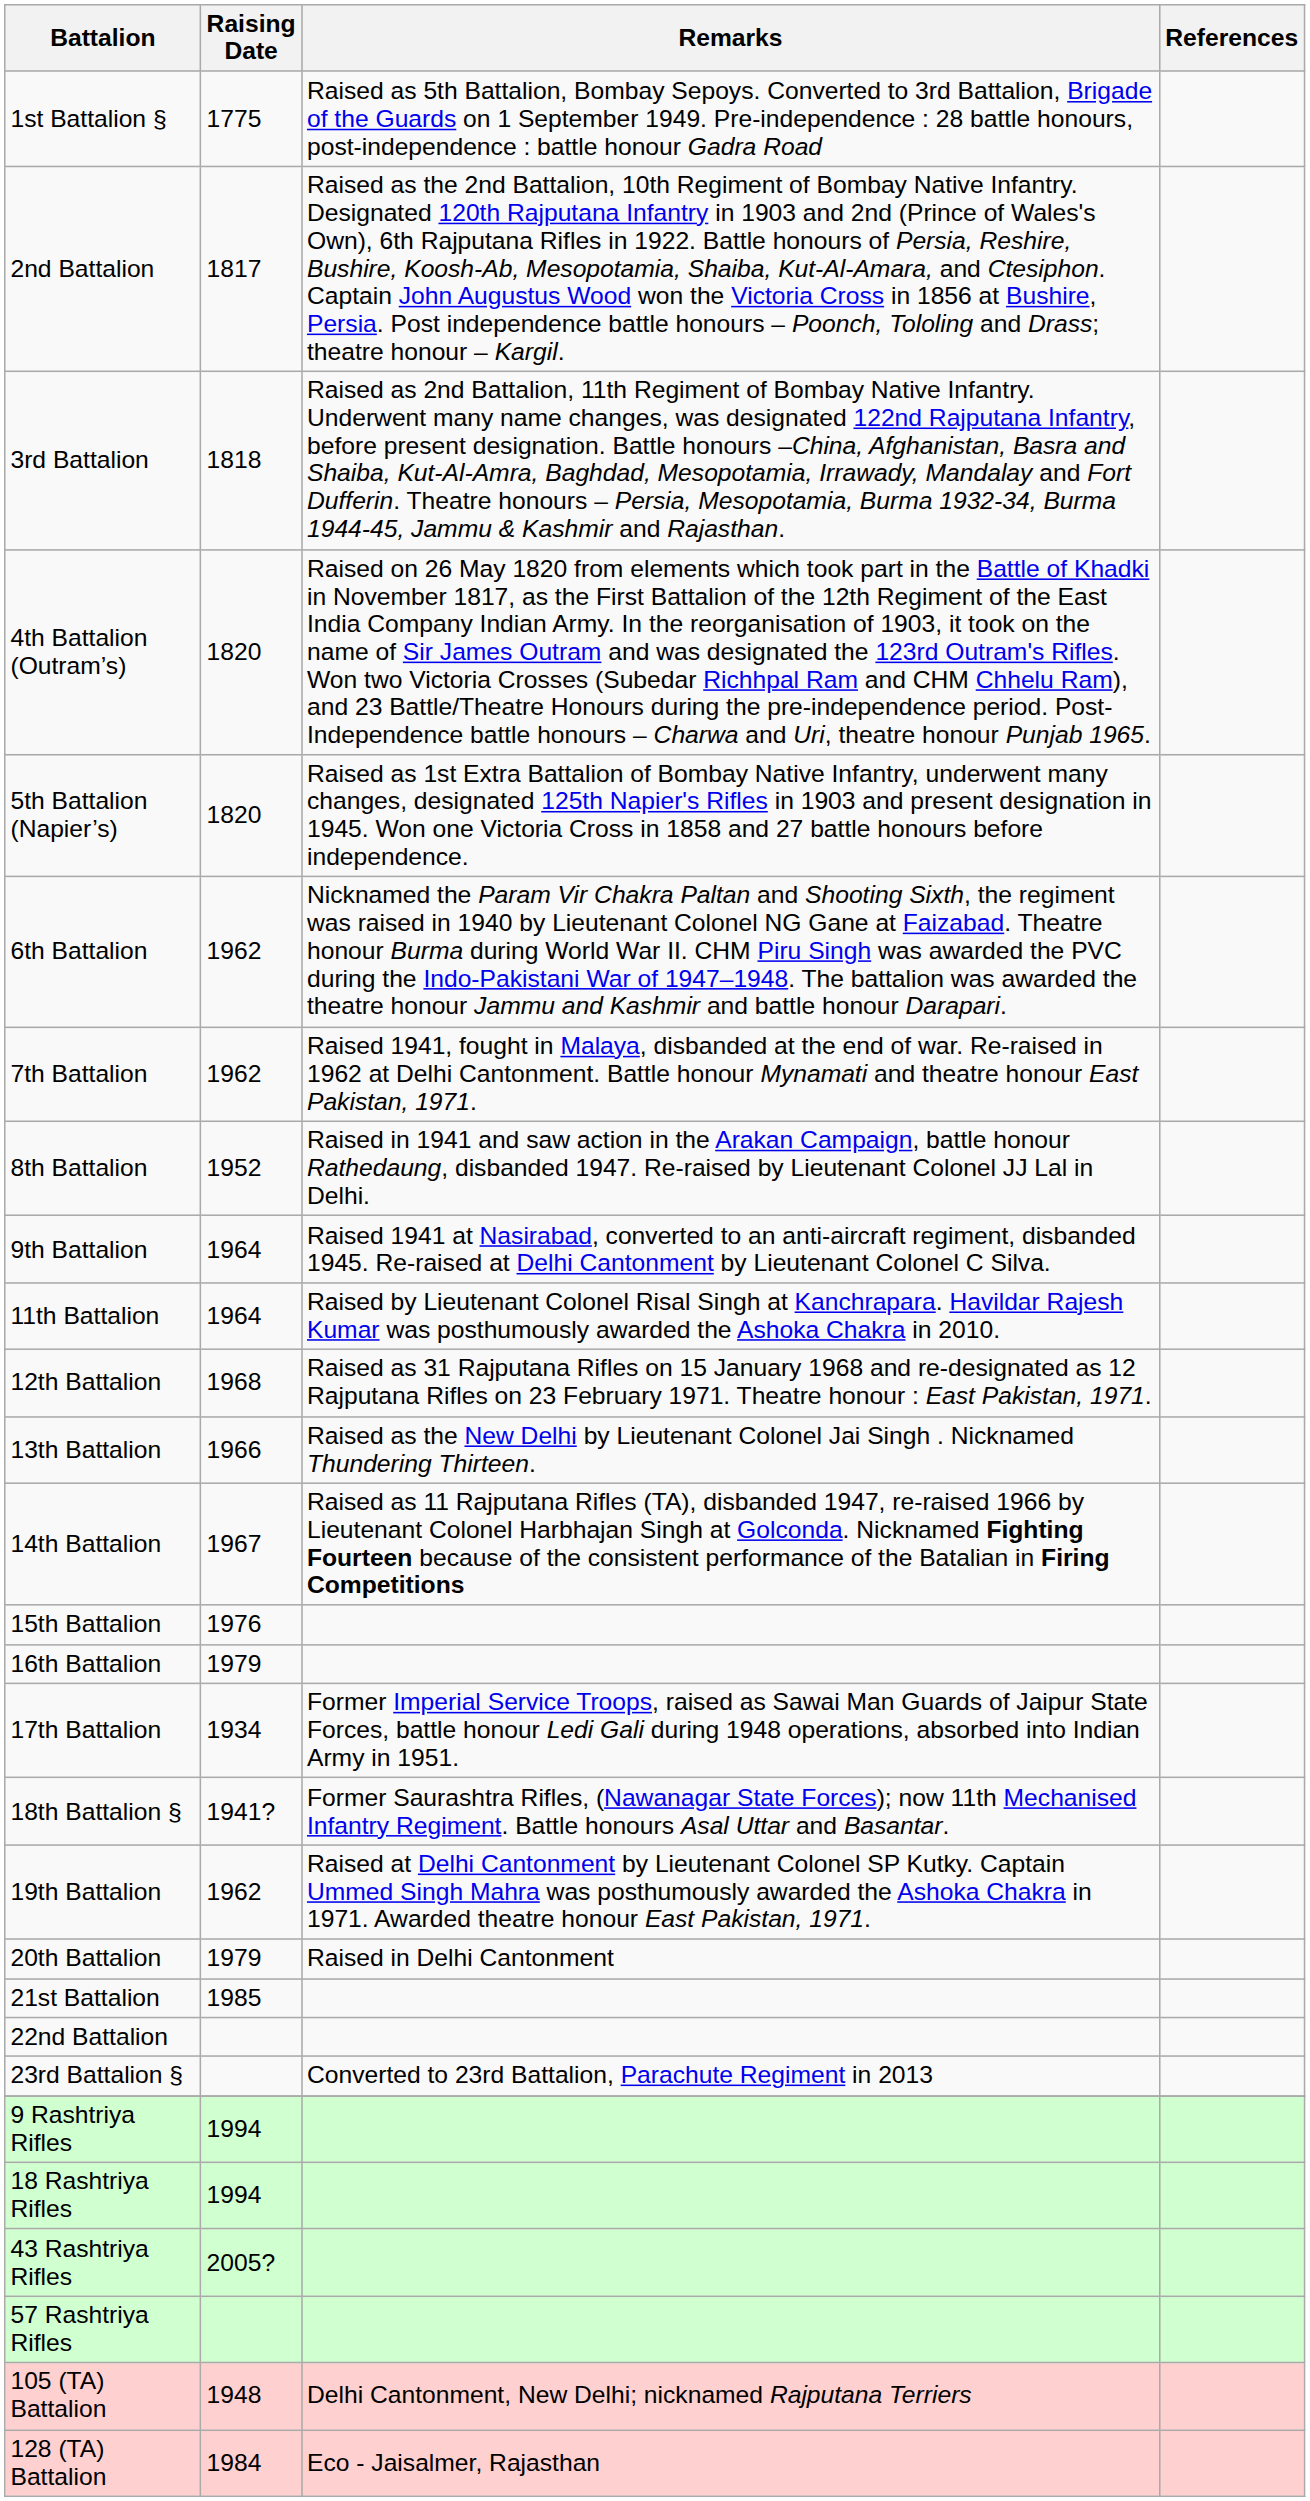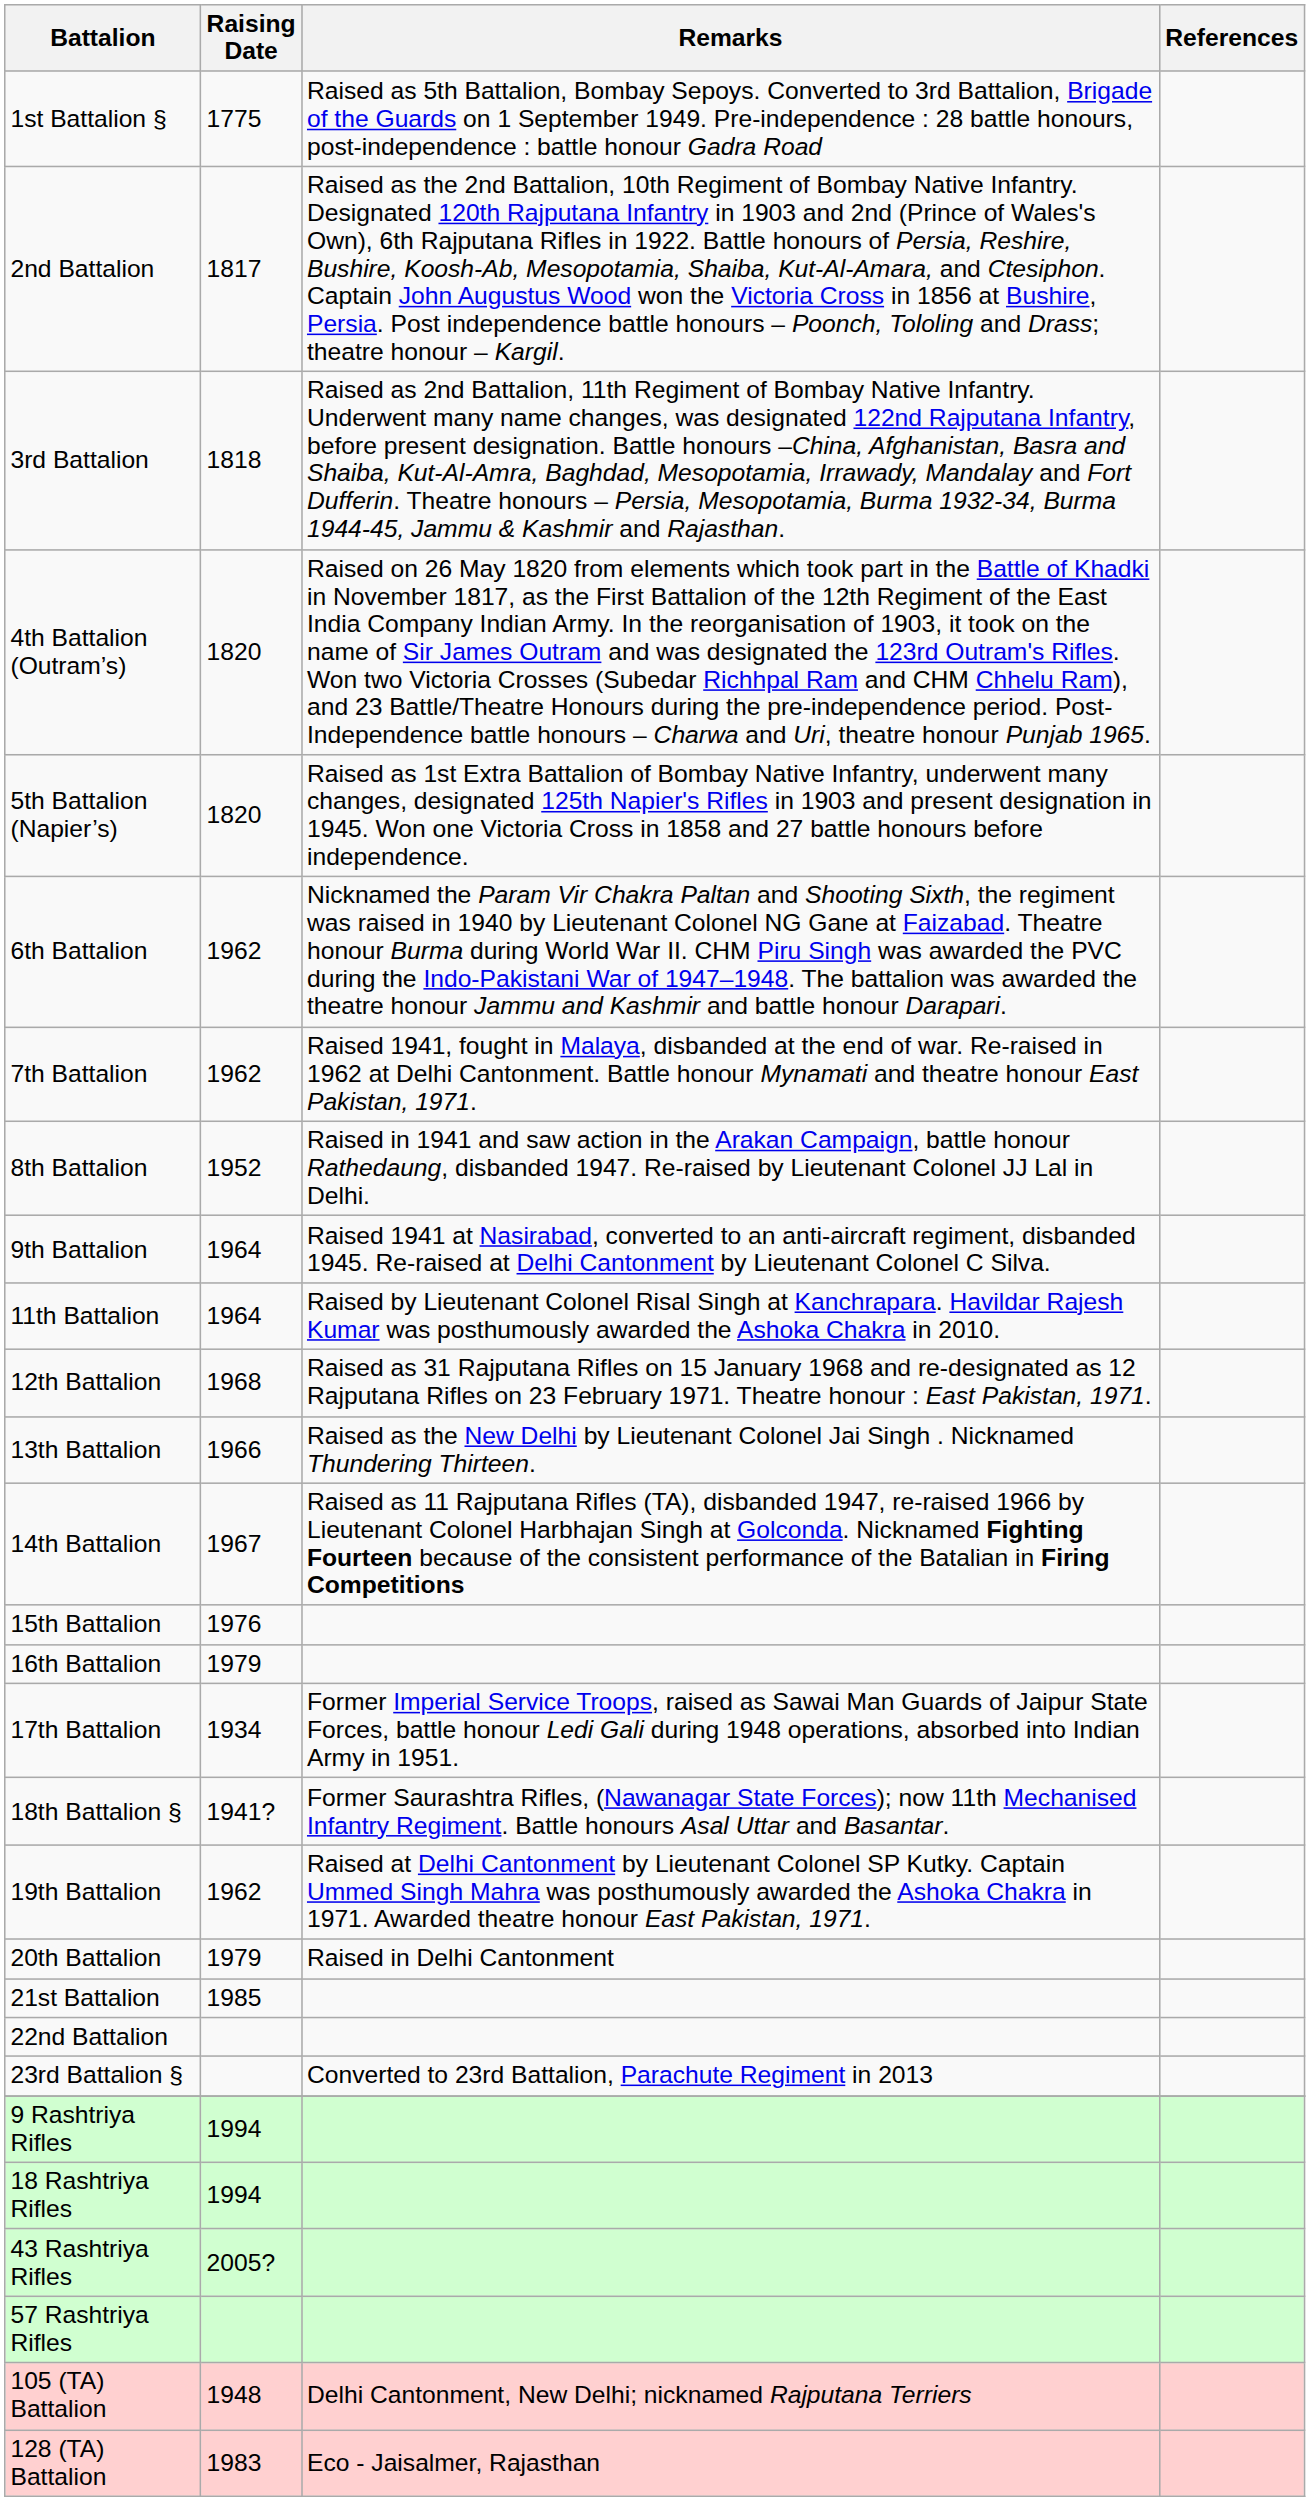(234, 2462) 1984 -> (234, 2462) 1983
